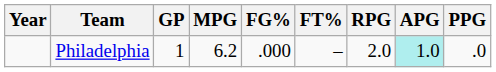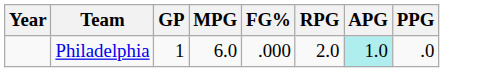- column: (321, 20)
(225, 51) 6.2 -> (225, 51) 6.0
